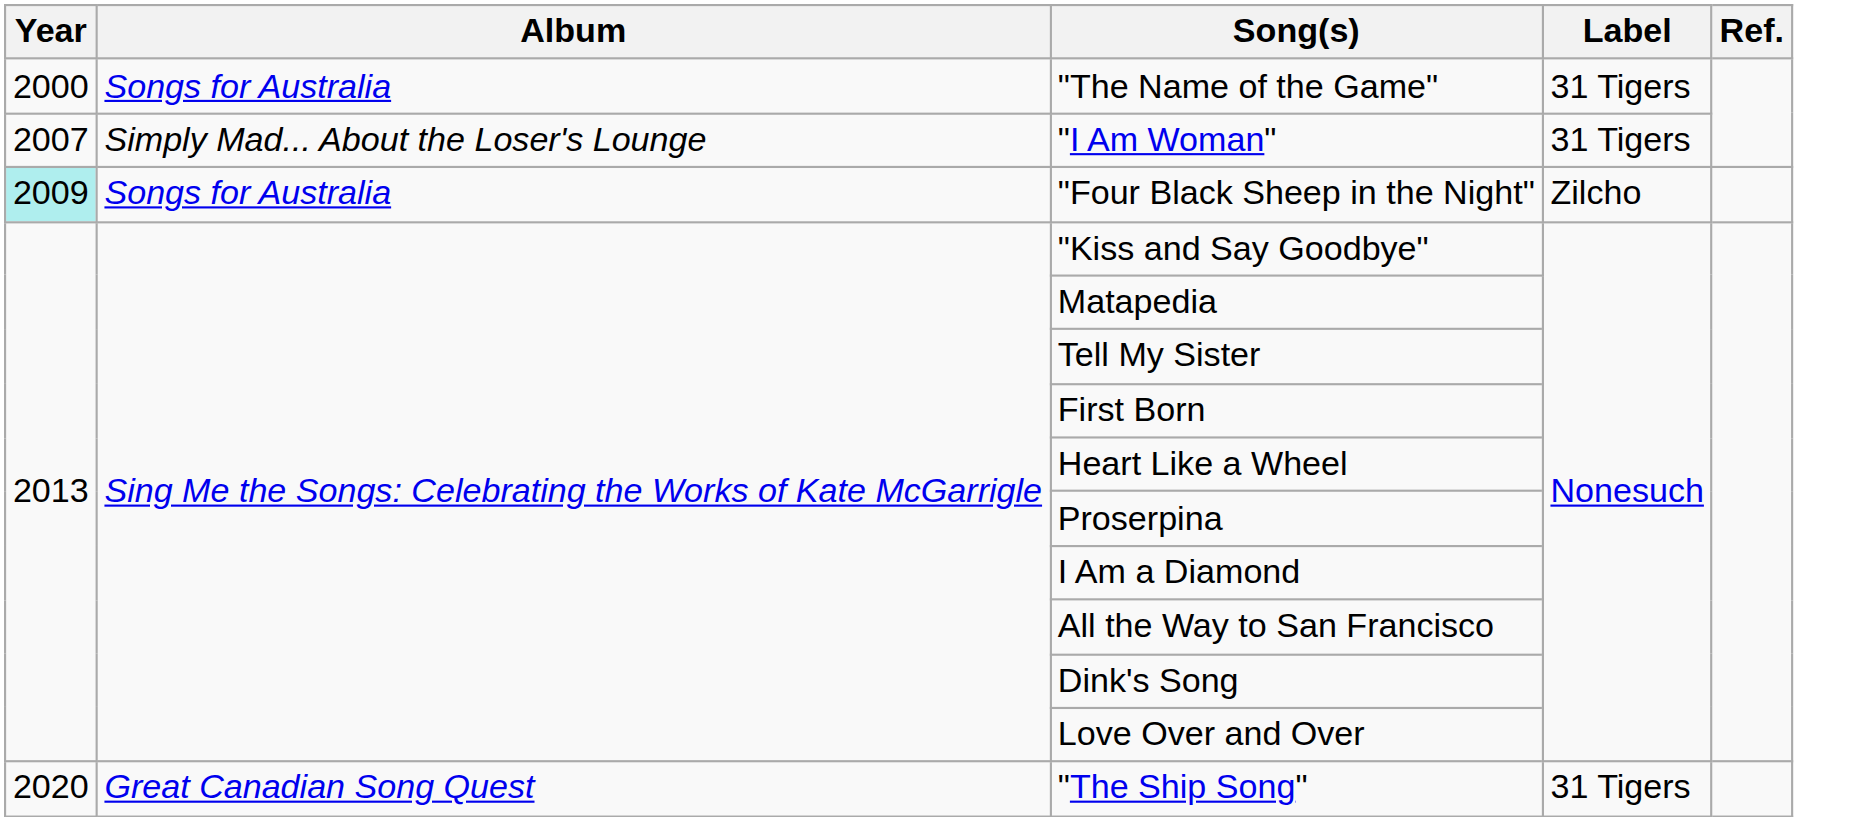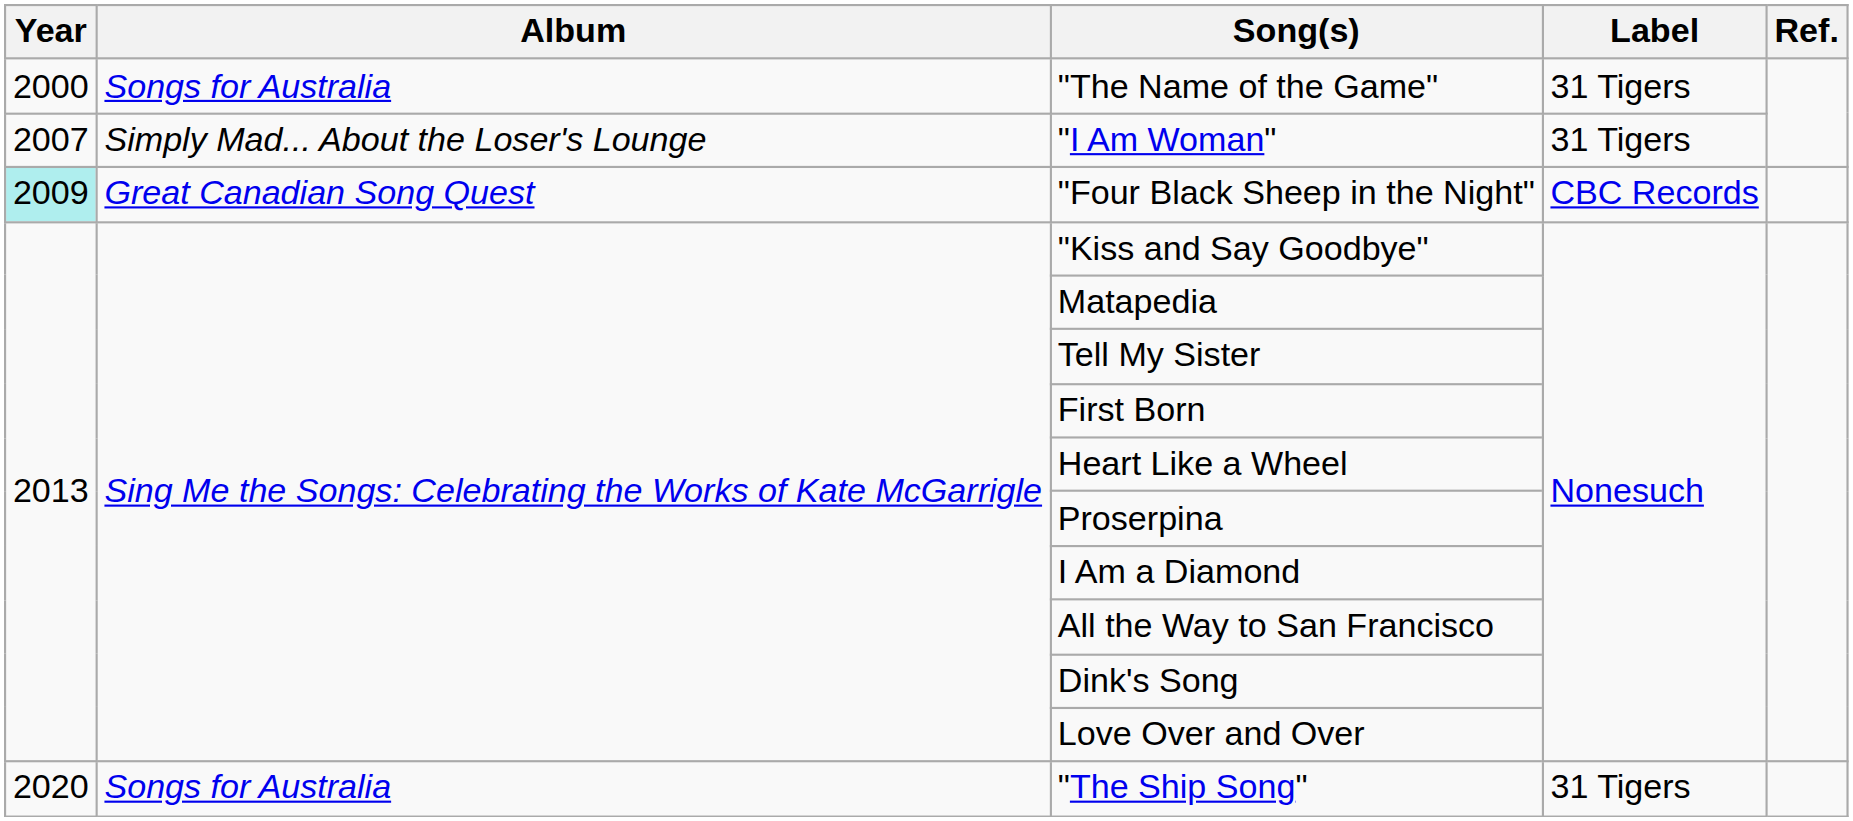(248, 193) Songs for Australia -> (319, 193) Great Canadian Song Quest
(1596, 193) Zilcho -> (1655, 193) CBC Records
(319, 788) Great Canadian Song Quest -> (248, 788) Songs for Australia
